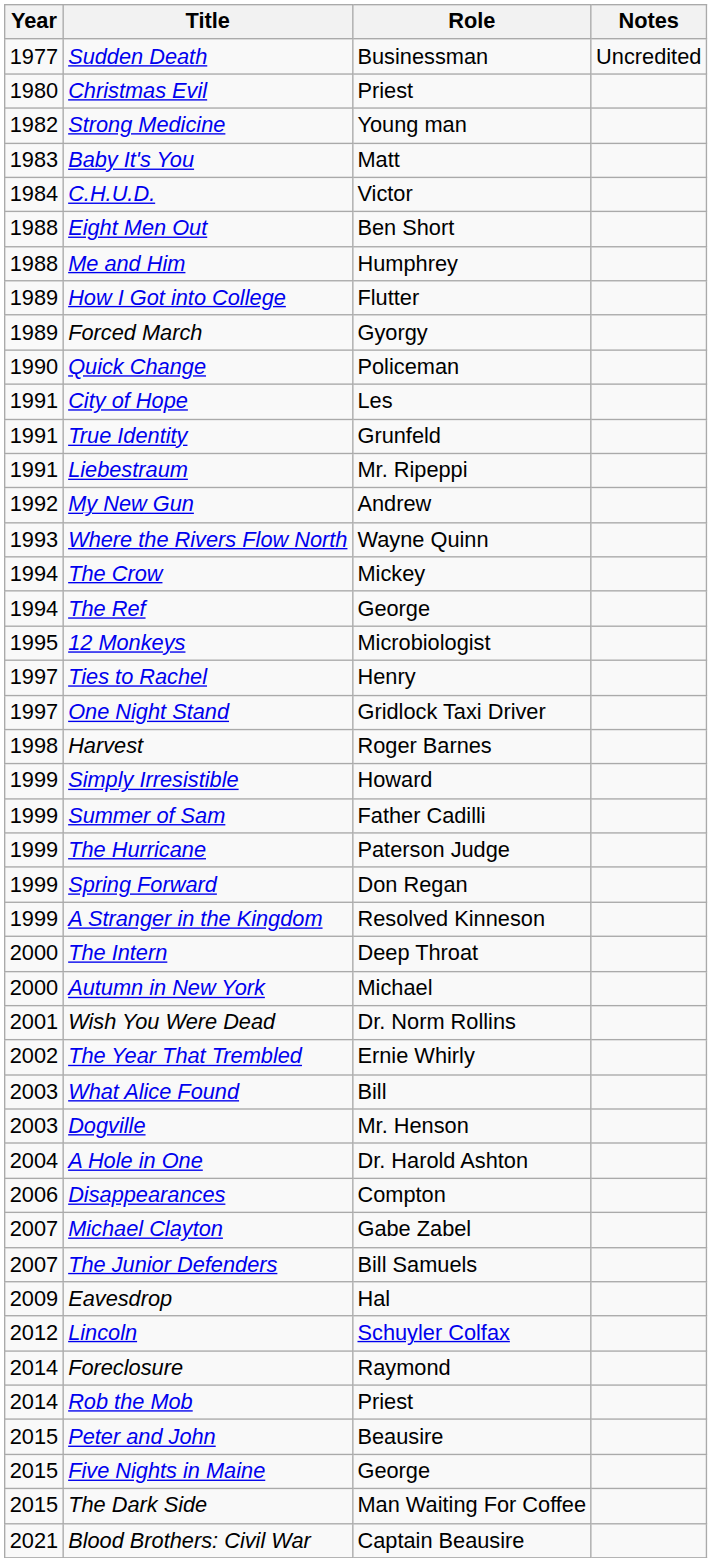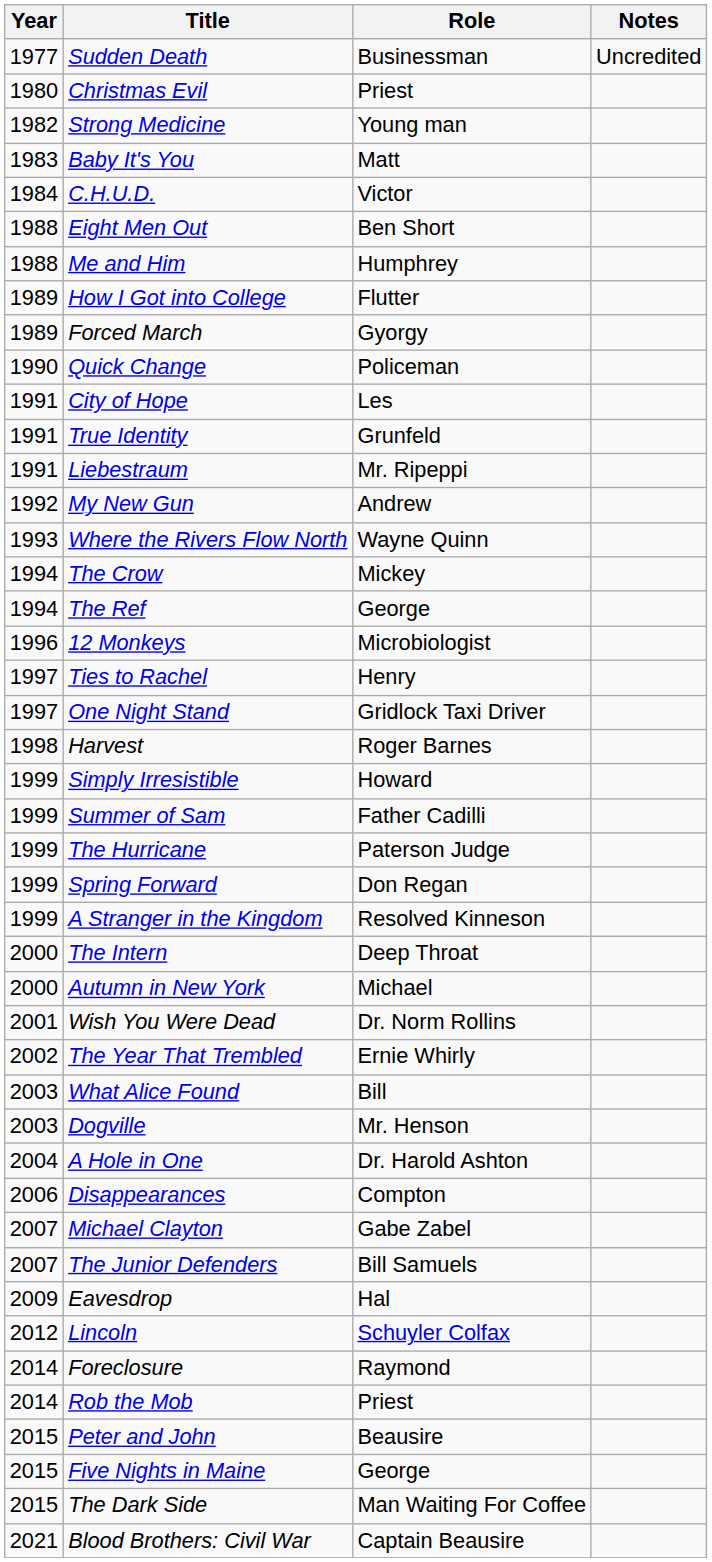(34, 642) 1995 -> (34, 642) 1996
